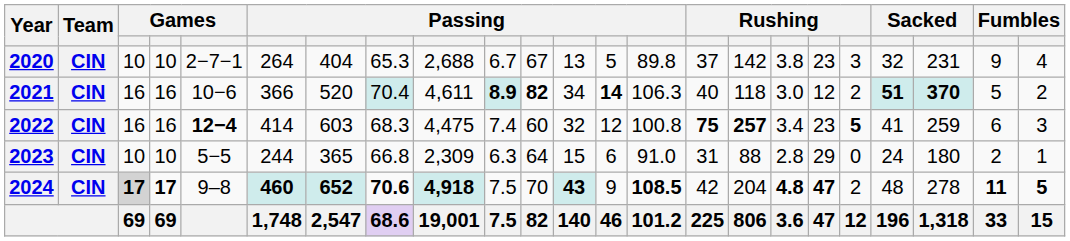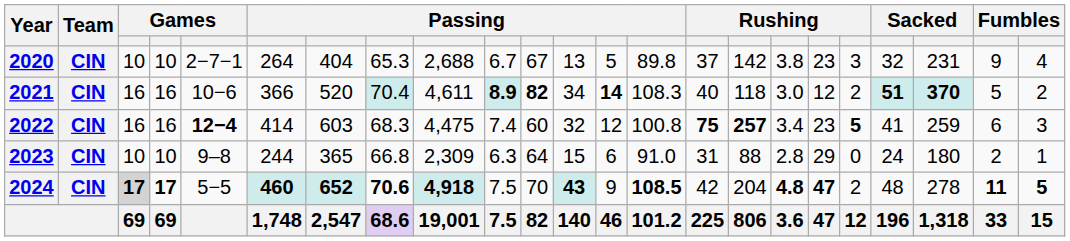(656, 93) 106.3 -> (656, 93) 108.3
(214, 156) 5−5 -> (214, 156) 9–8
(214, 188) 9–8 -> (214, 188) 5−5
